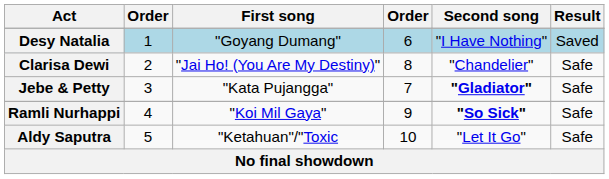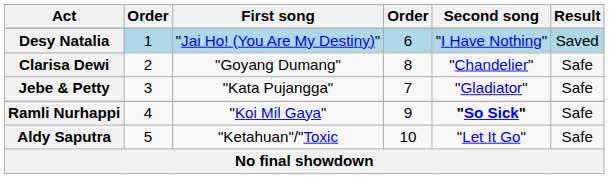(278, 40) "Goyang Dumang" -> (278, 40) "Jai Ho! (You Are My Destiny)"
(278, 64) "Jai Ho! (You Are My Destiny)" -> (278, 64) "Goyang Dumang"
(491, 88) bold -> (491, 88) normal
